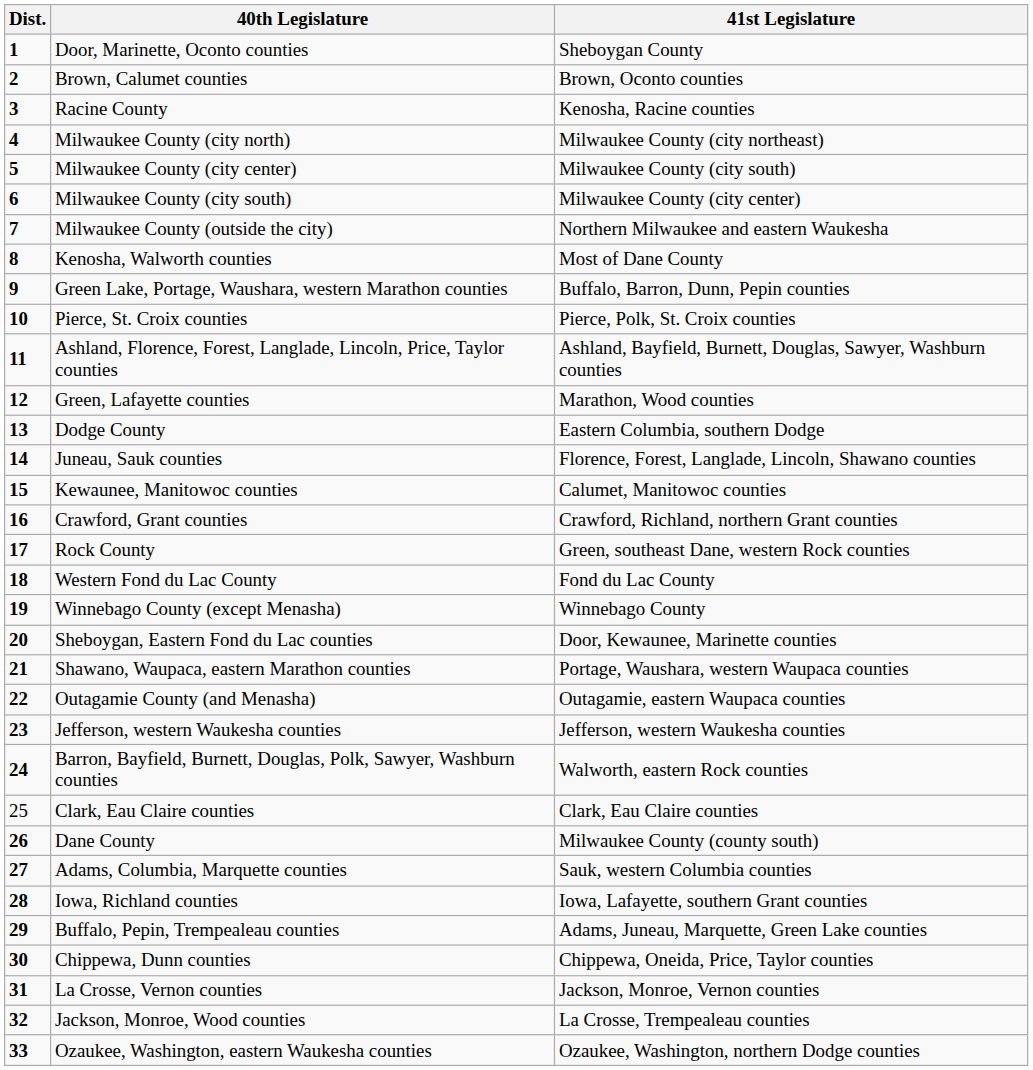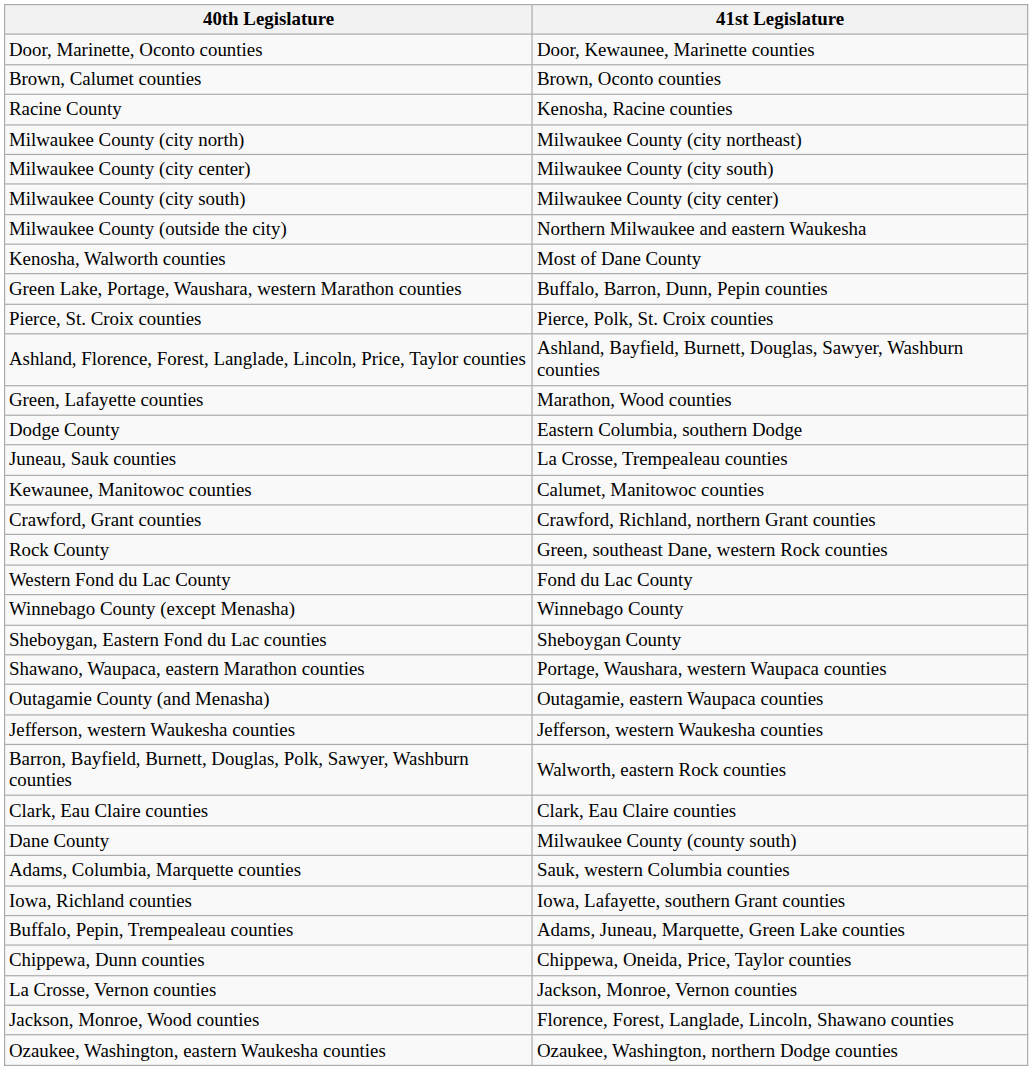- column: (28, 19)
(631, 49) Sheboygan County -> (676, 49) Door, Kewaunee, Marinette counties
(767, 459) Florence, Forest, Langlade, Lincoln, Shawano counties -> (662, 459) La Crosse, Trempealeau counties
(698, 639) Door, Kewaunee, Marinette counties -> (609, 639) Sheboygan County
(684, 1020) La Crosse, Trempealeau counties -> (745, 1020) Florence, Forest, Langlade, Lincoln, Shawano counties
